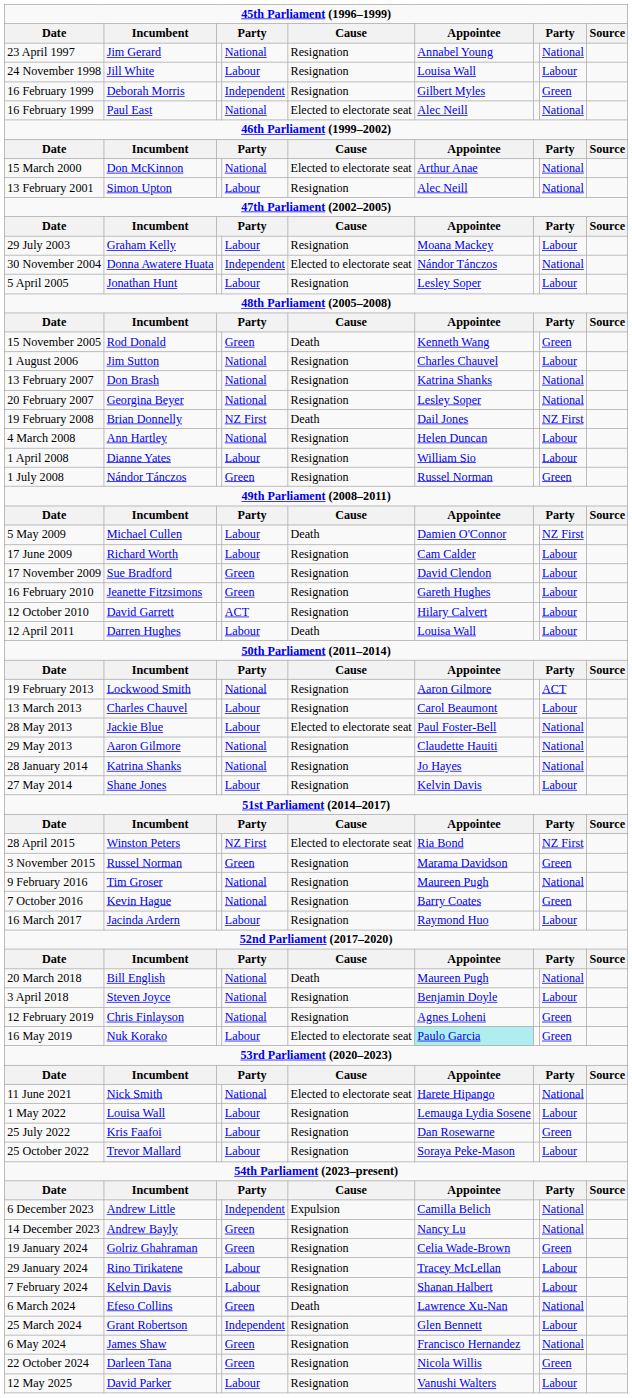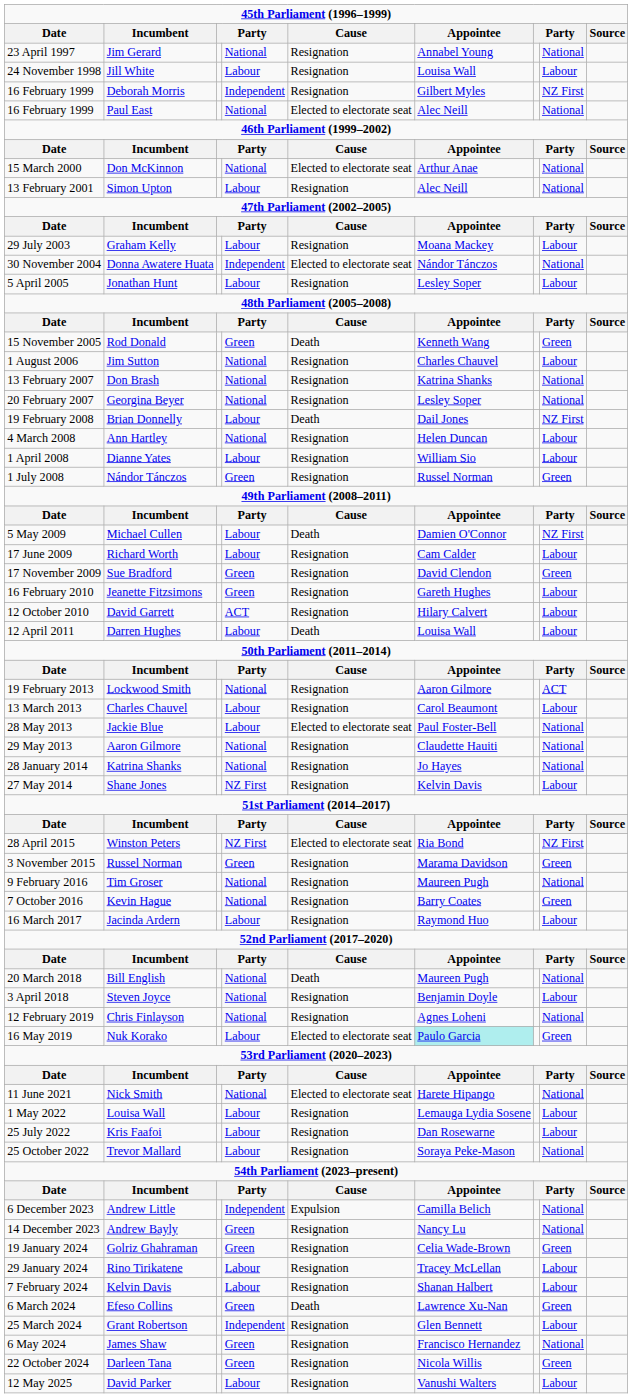(557, 91) Green -> (563, 91) NZ First
(246, 419) NZ First -> (242, 419) Labour
(560, 573) Labour -> (557, 573) Green
(242, 785) Labour -> (246, 785) NZ First
(557, 1016) Green -> (563, 1016) National
(557, 1132) Green -> (560, 1132) Labour
(560, 1151) Labour -> (563, 1151) National
(563, 1306) National -> (557, 1306) Green
